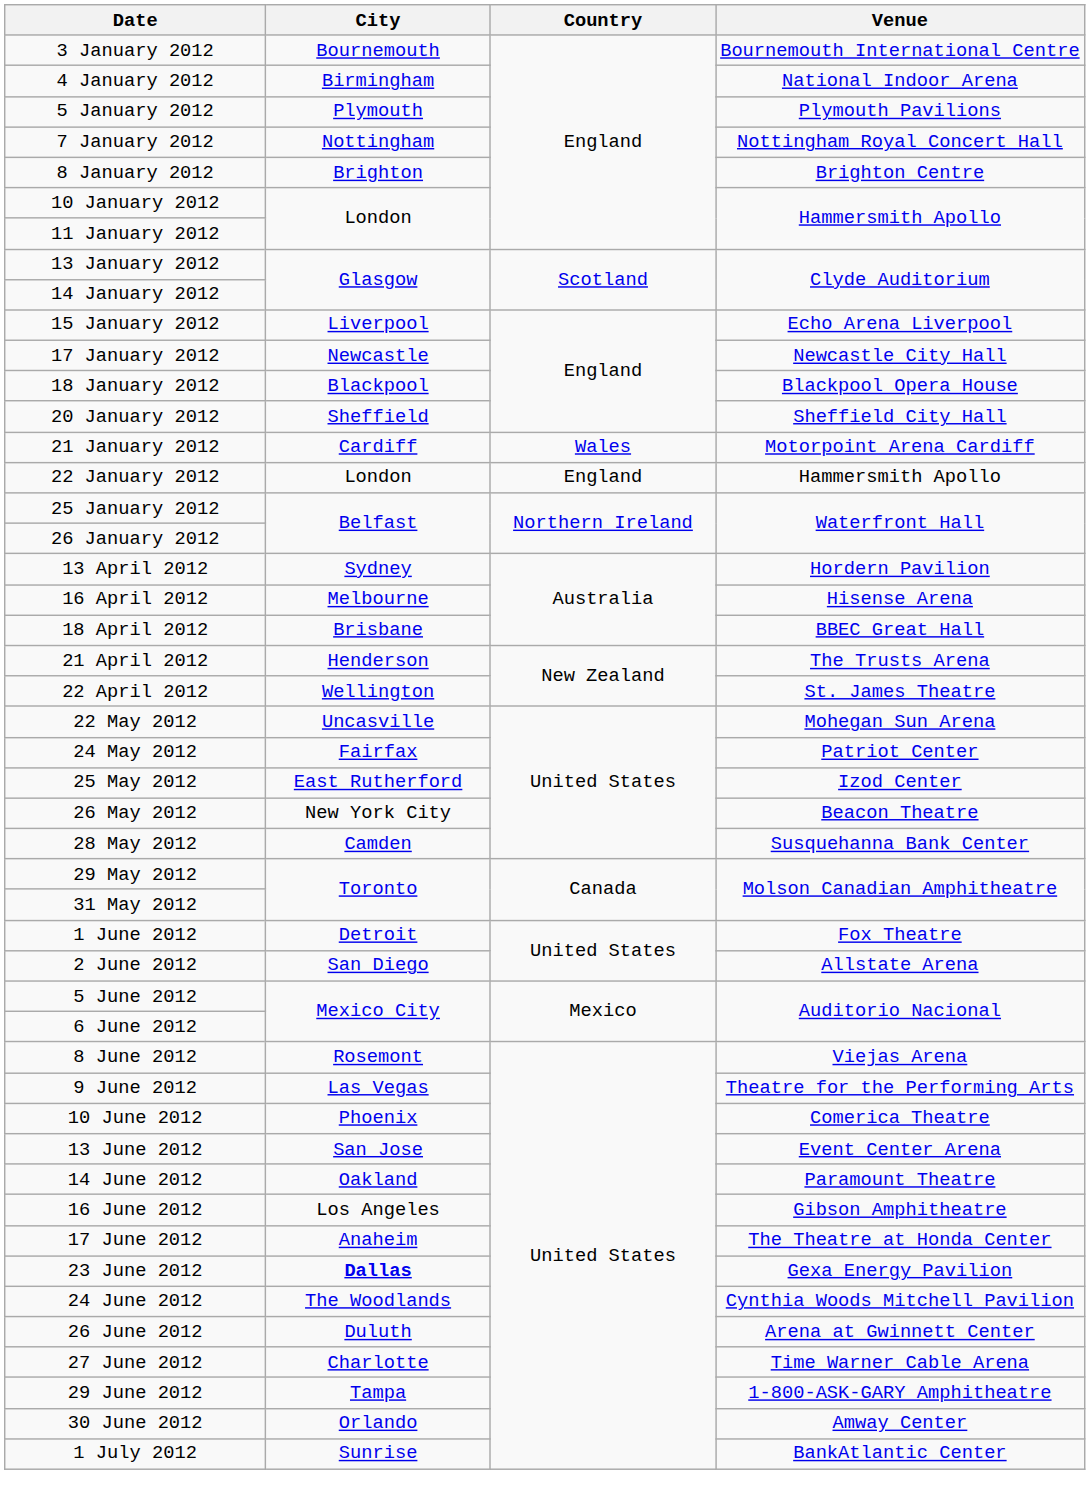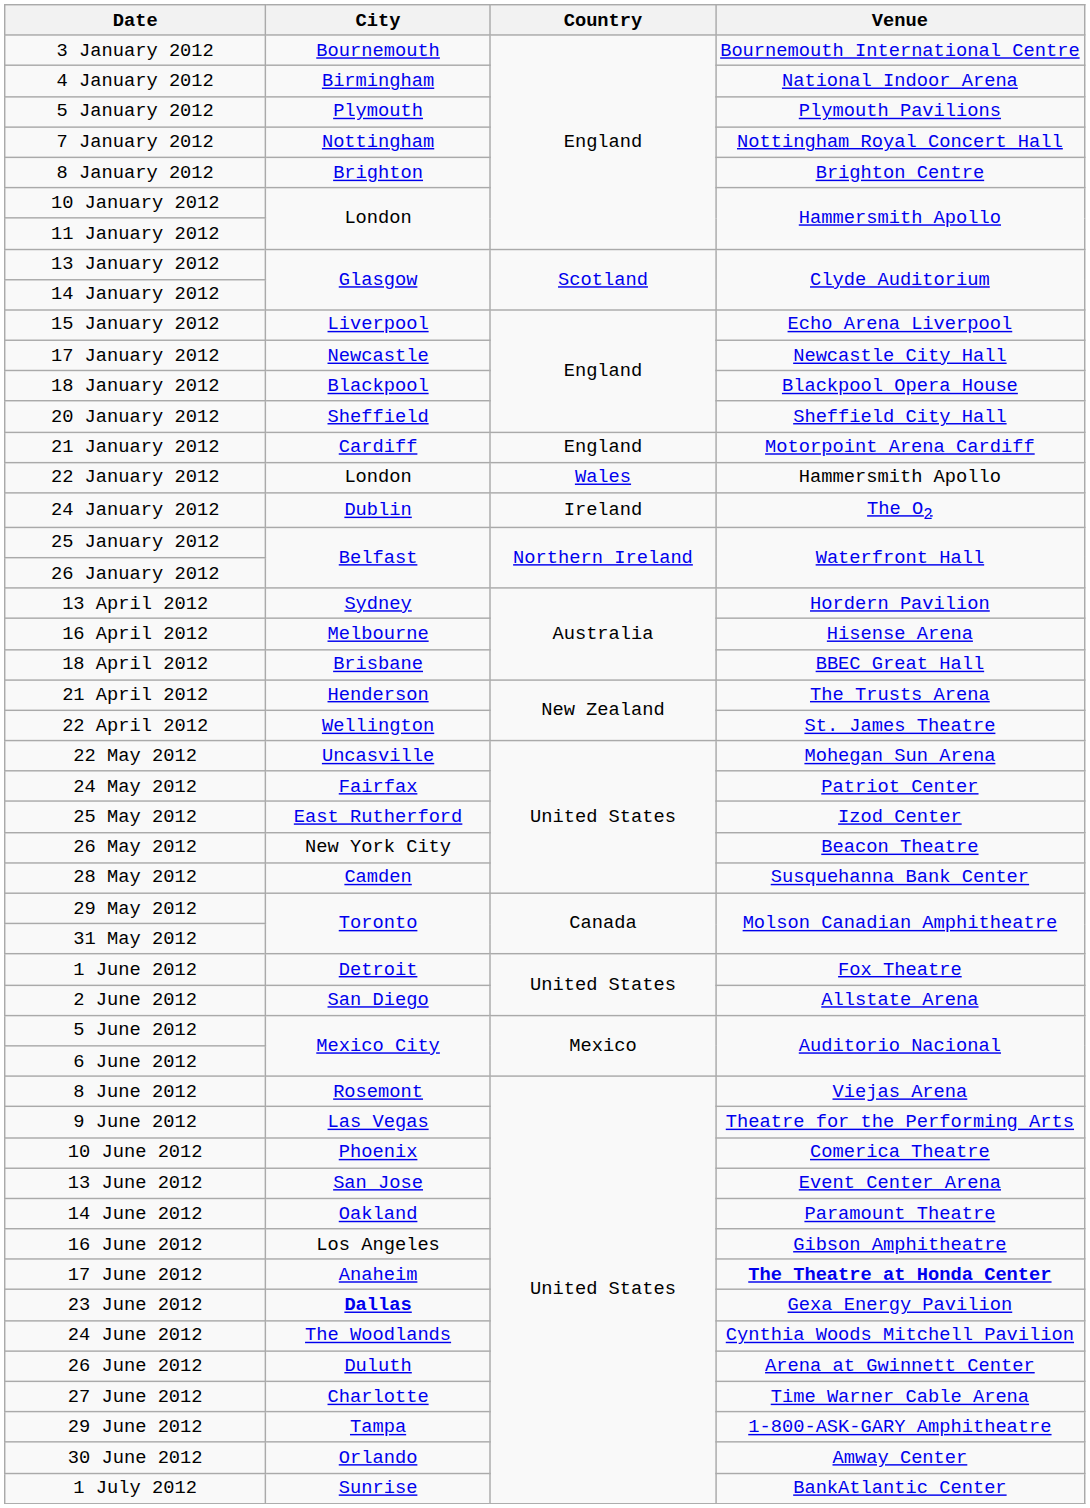(603, 447) Wales -> (603, 447) England
(603, 478) England -> (603, 478) Wales
+ row: (135, 510)
(900, 1240) normal -> (900, 1275) bold
